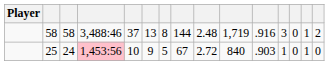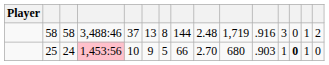(182, 51) 67 -> (182, 51) 66
(207, 51) 2.72 -> (207, 51) 2.70
(236, 51) 840 -> (236, 51) 680
(295, 51) normal -> (295, 51) bold
